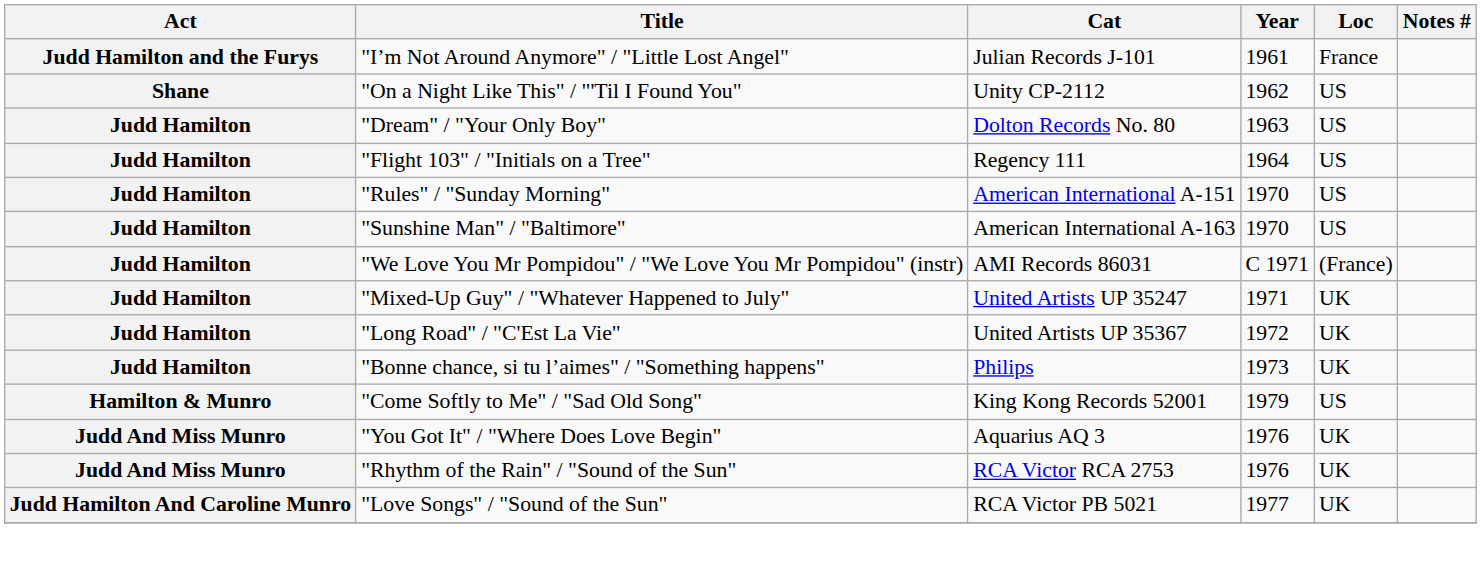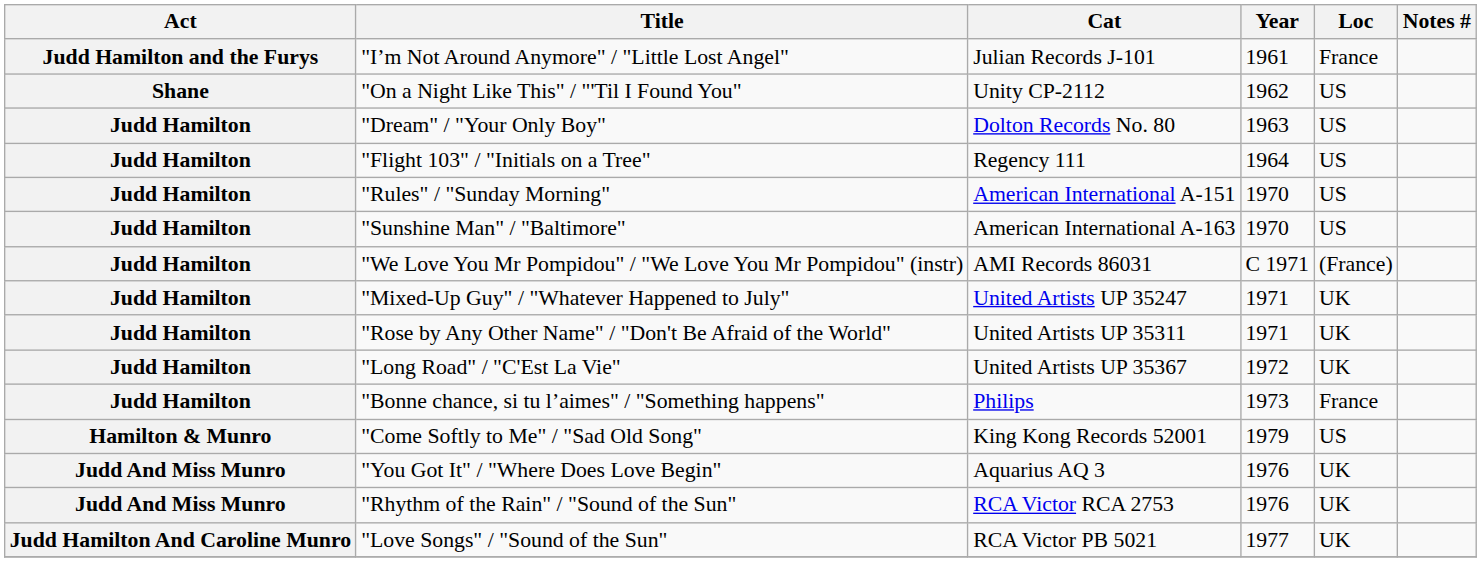+ row: (626, 332)
(1335, 366) UK -> (1349, 401) France
